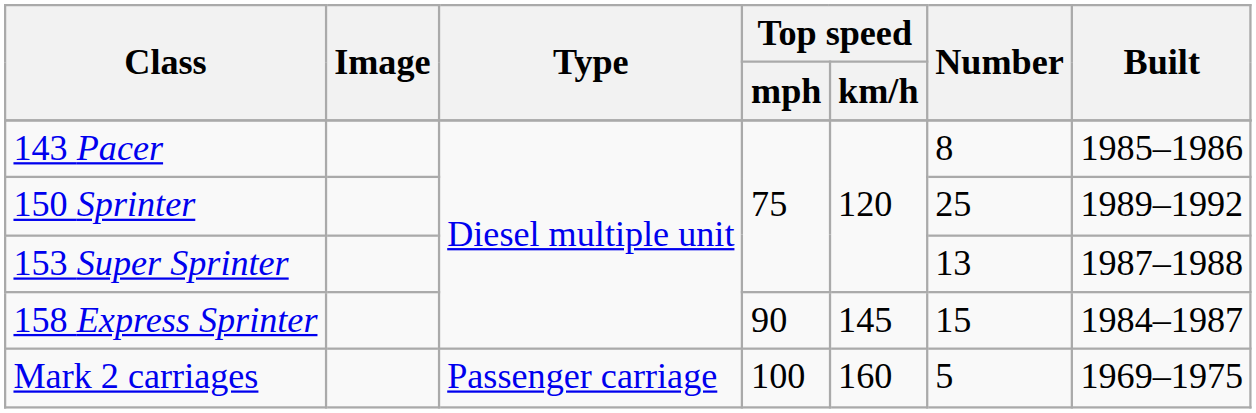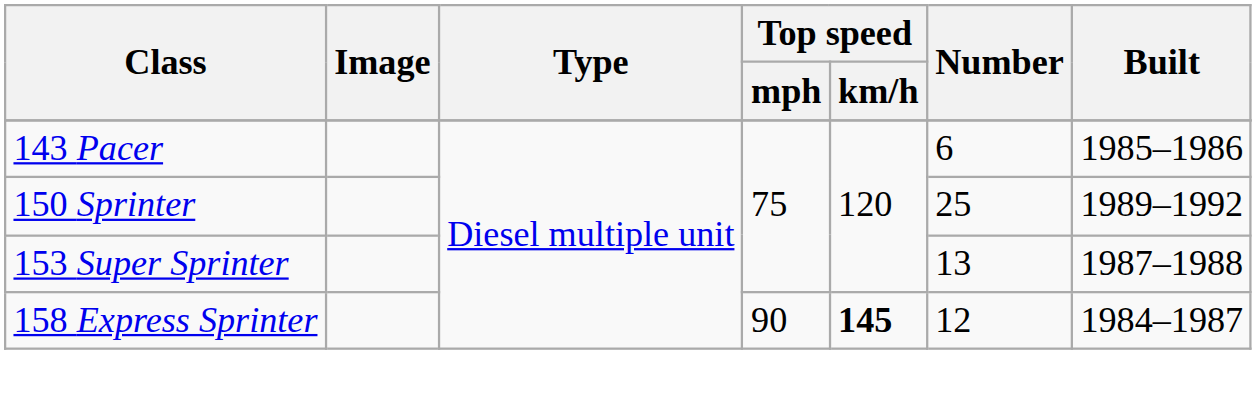(944, 147) 8 -> (944, 147) 6
(865, 319) normal -> (865, 319) bold
(953, 319) 15 -> (953, 319) 12
- row: (136, 377)
